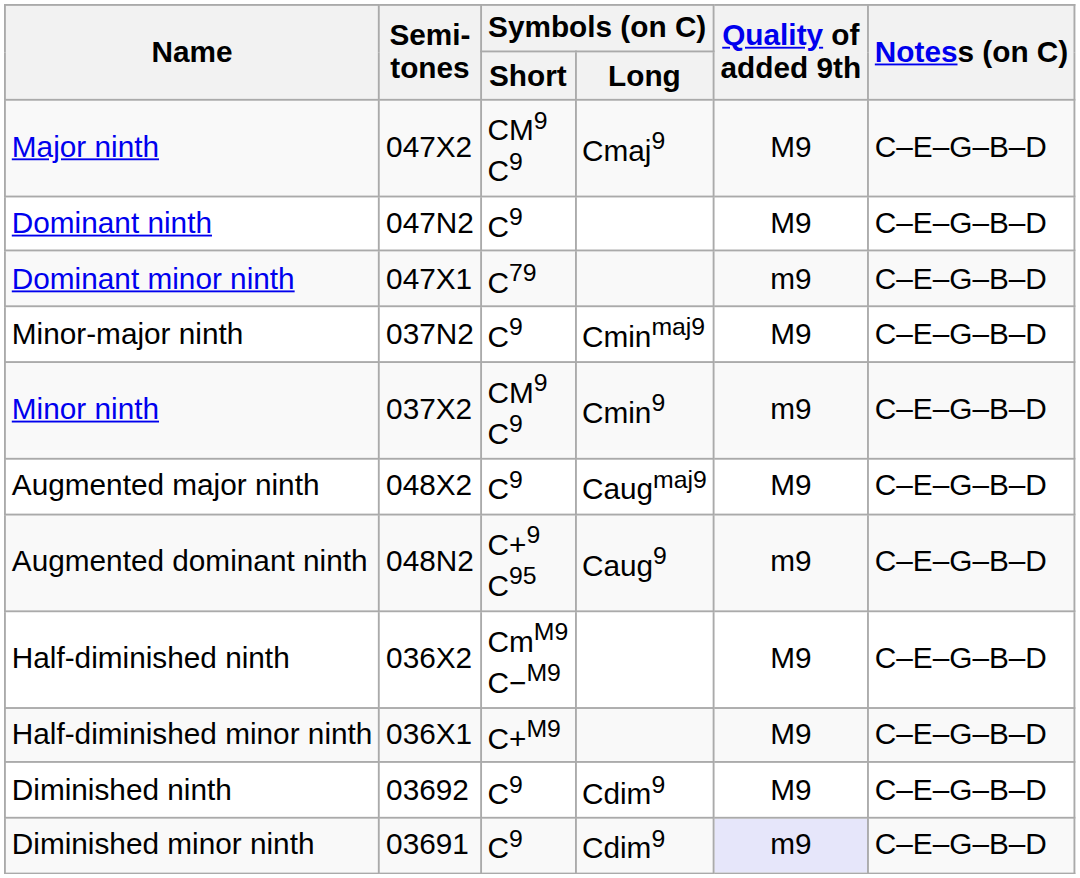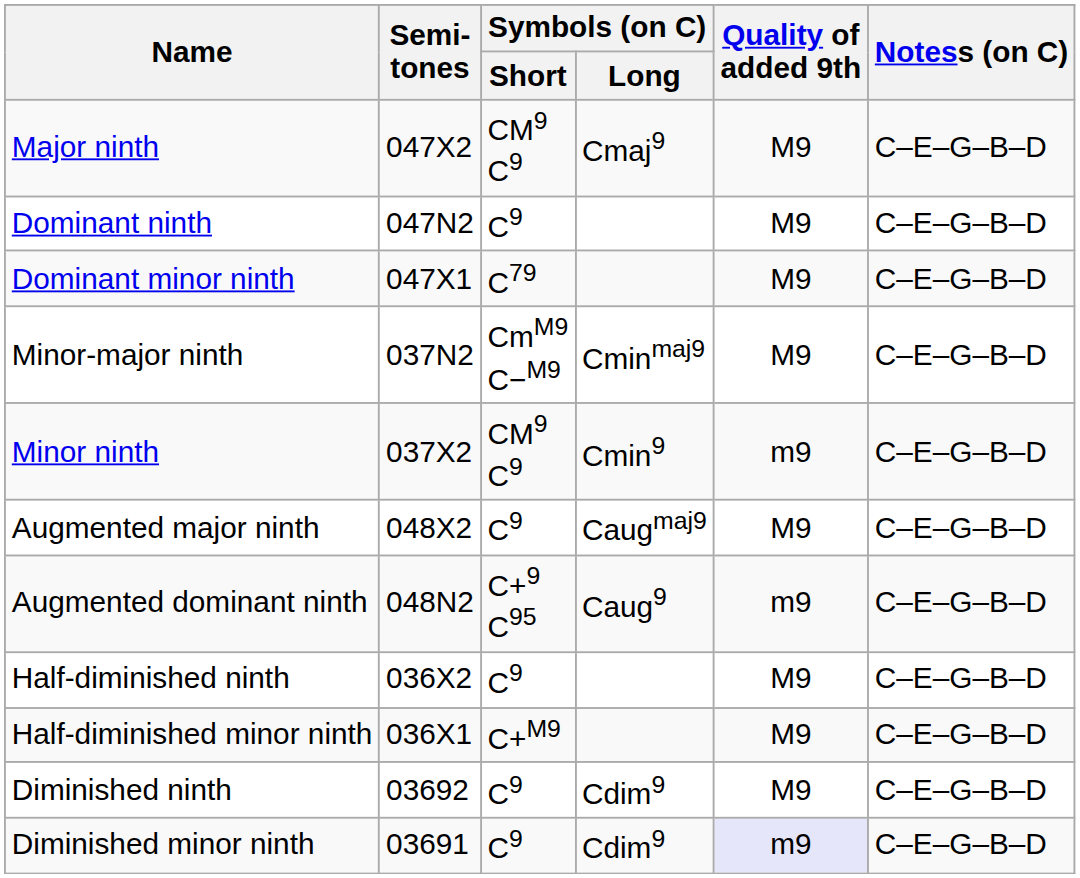(791, 278) m9 -> (791, 278) M9
(505, 333) C9 -> (528, 354) CmM9 C−M9
(528, 658) CmM9 C−M9 -> (505, 679) C9
